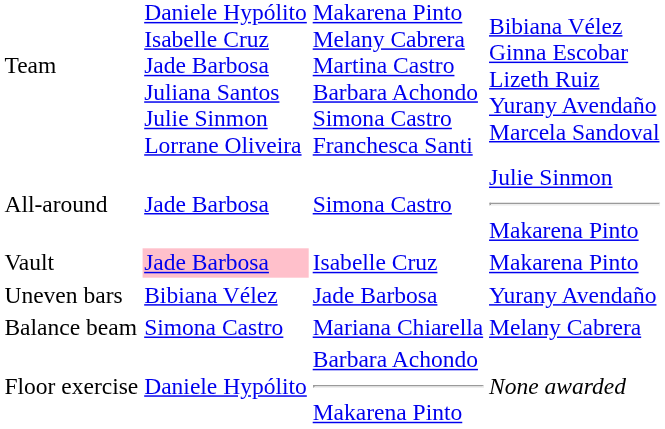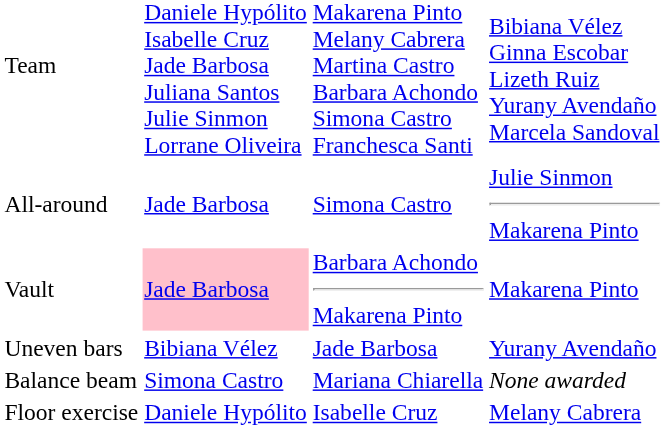(375, 262) Isabelle Cruz -> (398, 289) Barbara Achondo Makarena Pinto
(565, 327) Melany Cabrera -> (558, 380) None awarded
(398, 386) Barbara Achondo Makarena Pinto -> (375, 412) Isabelle Cruz
(558, 386) None awarded -> (565, 412) Melany Cabrera
